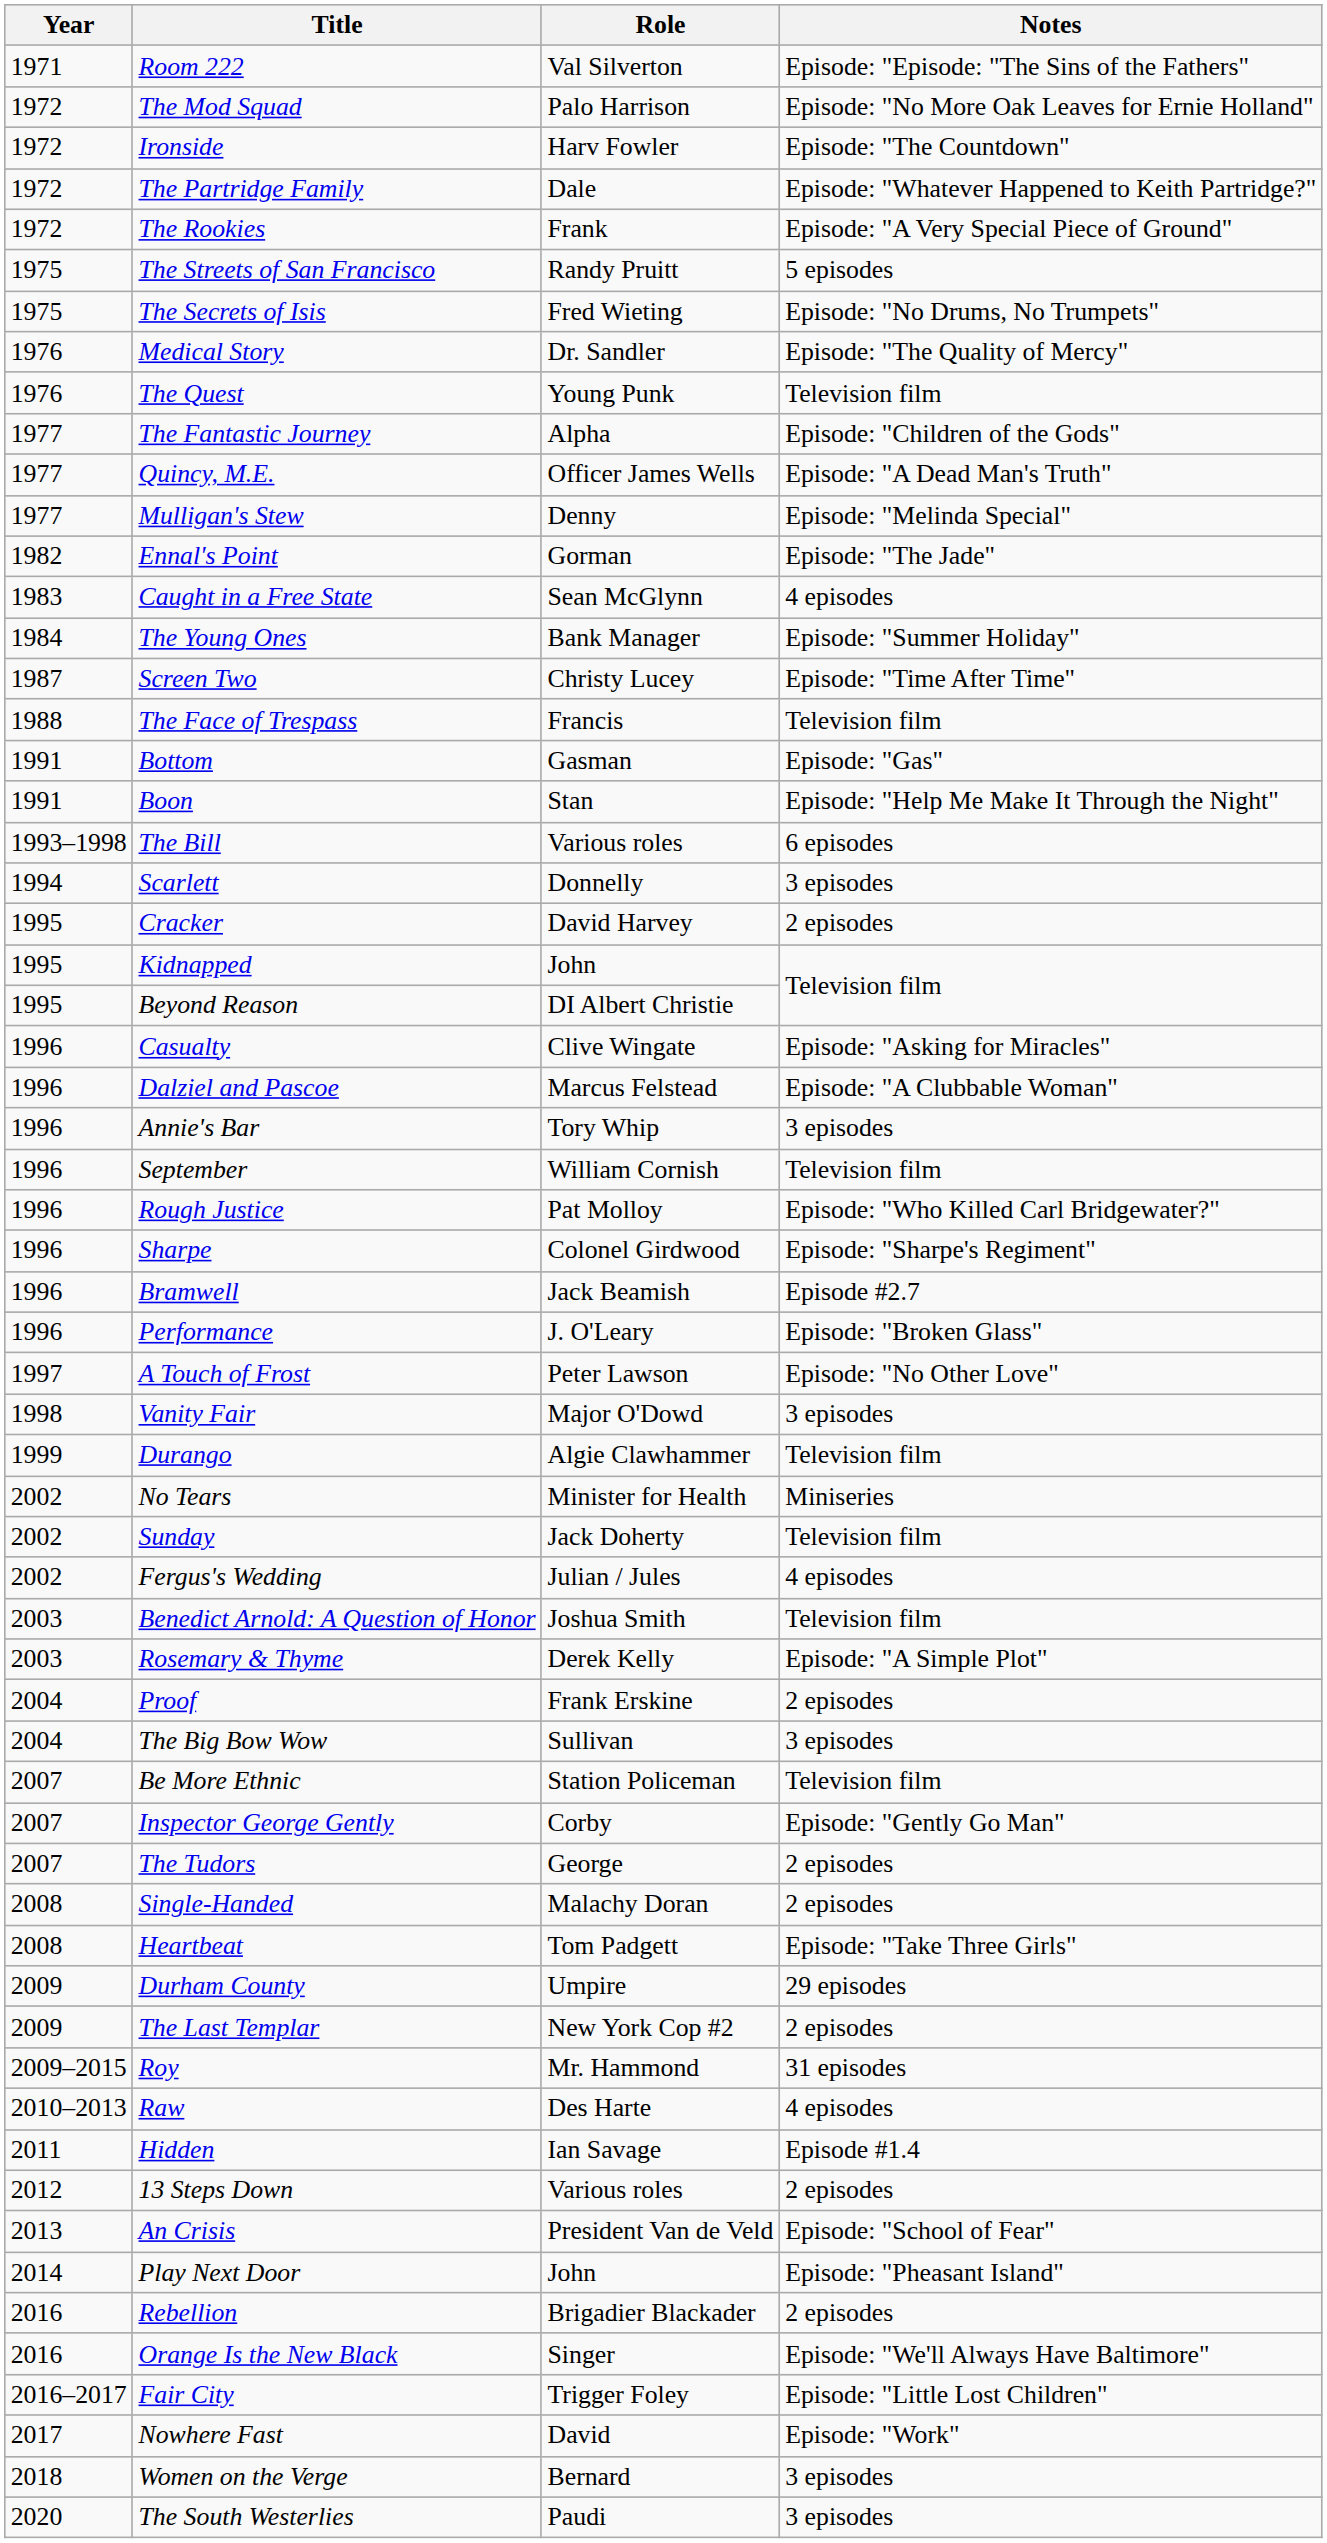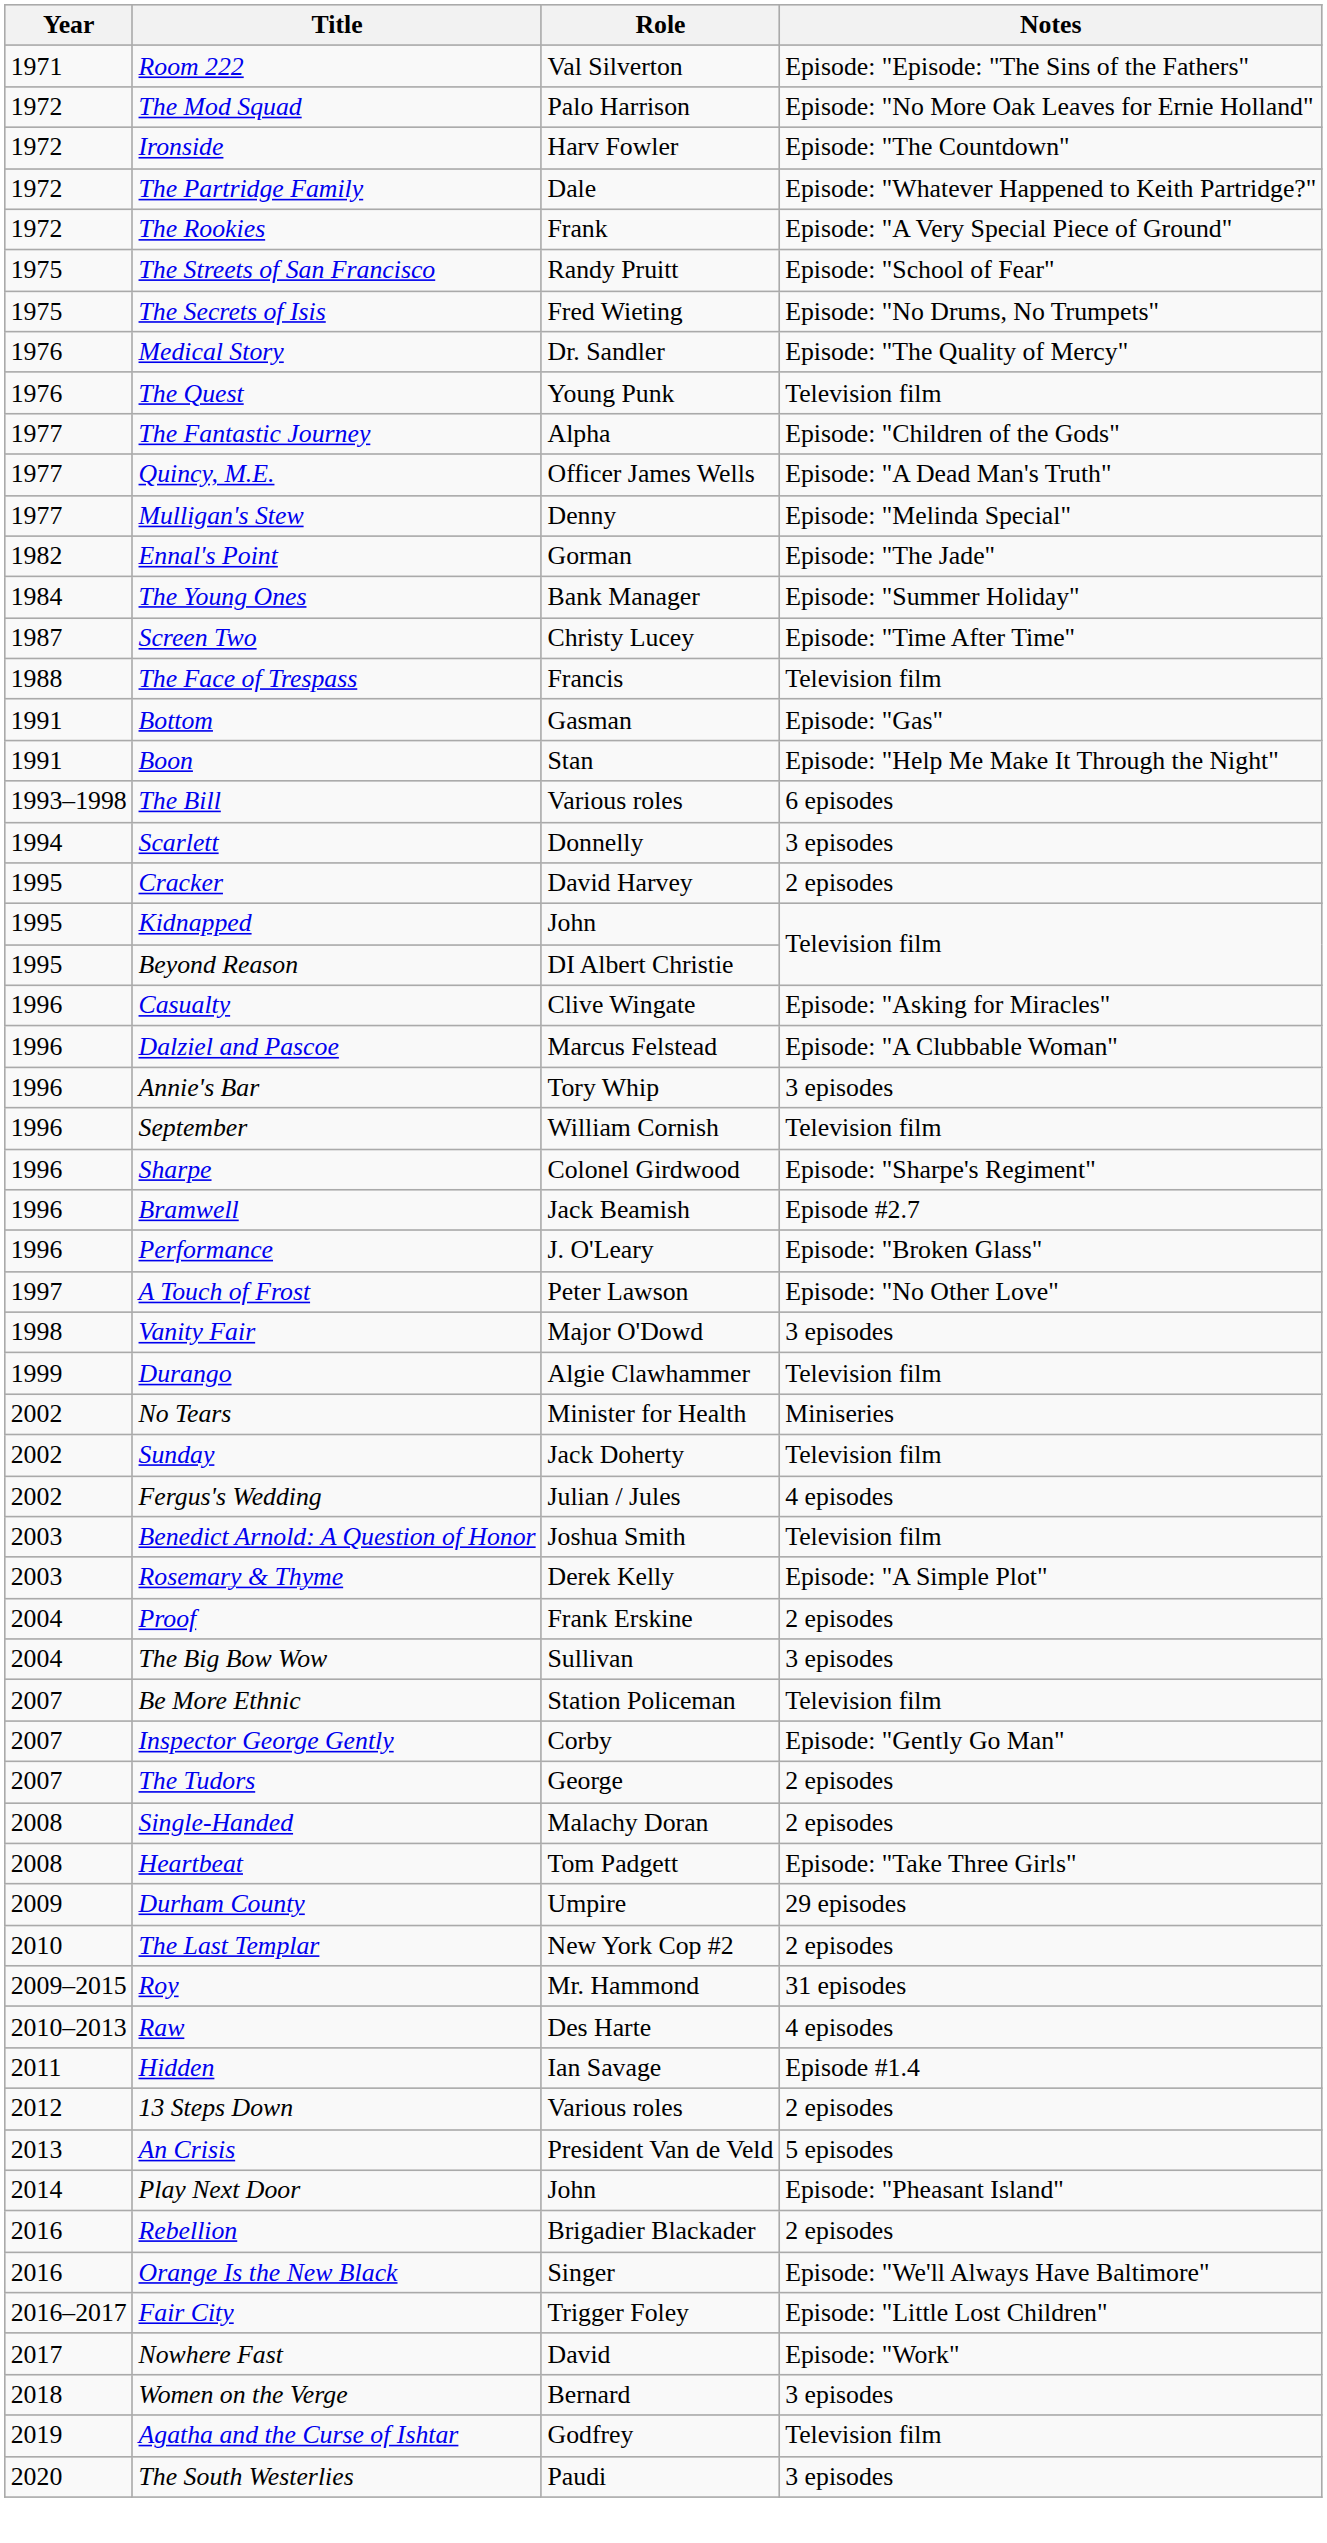(839, 270) 5 episodes -> (920, 270) Episode: "School of Fear"
- row: (255, 596)
- row: (211, 1209)
(37, 2026) 2009 -> (37, 1945) 2010
(920, 2231) Episode: "School of Fear" -> (839, 2149) 5 episodes
+ row: (298, 2435)
